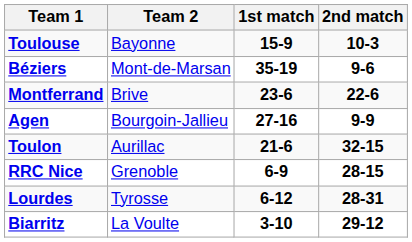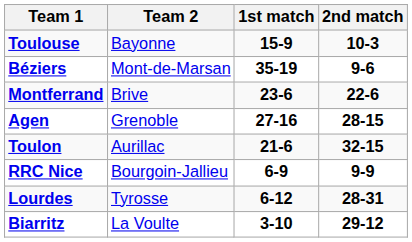(170, 120) Bourgoin-Jallieu -> (145, 120) Grenoble
(363, 120) 9-9 -> (363, 120) 28-15
(145, 172) Grenoble -> (170, 172) Bourgoin-Jallieu
(363, 172) 28-15 -> (363, 172) 9-9
